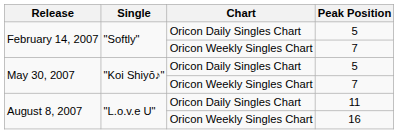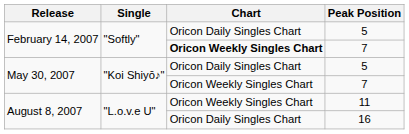(241, 48) normal -> (246, 48) bold
(235, 102) Oricon Daily Singles Chart -> (241, 102) Oricon Weekly Singles Chart
(241, 119) Oricon Weekly Singles Chart -> (235, 119) Oricon Daily Singles Chart
